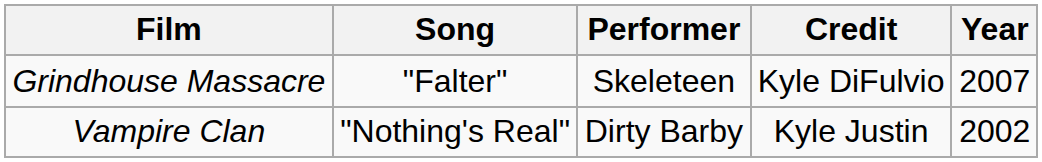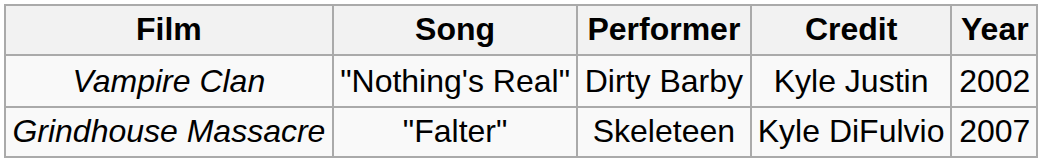rows swapped: (169, 131) <-> (169, 80)
